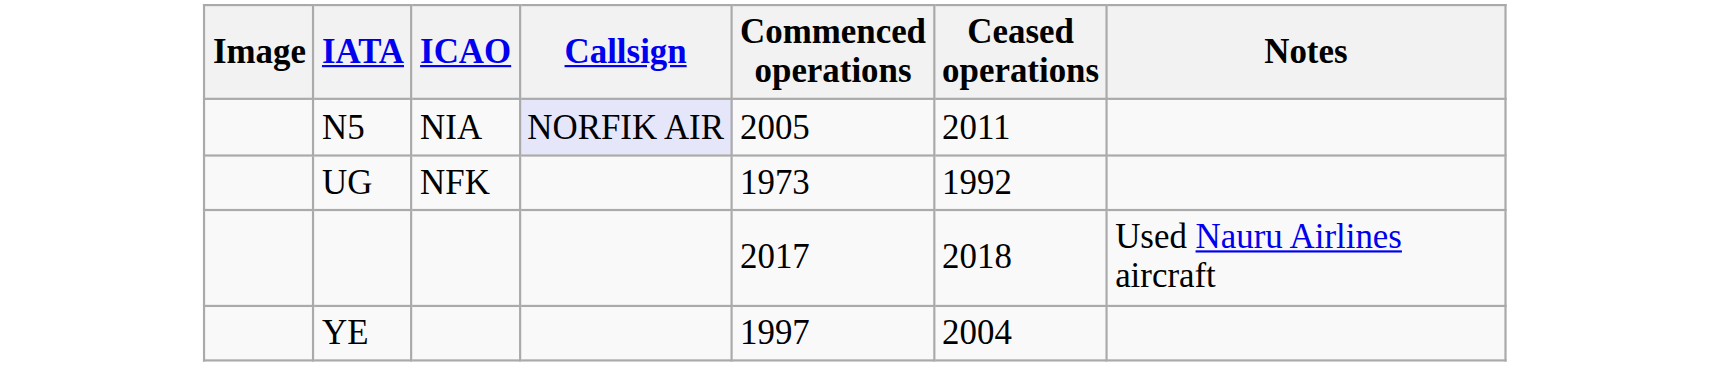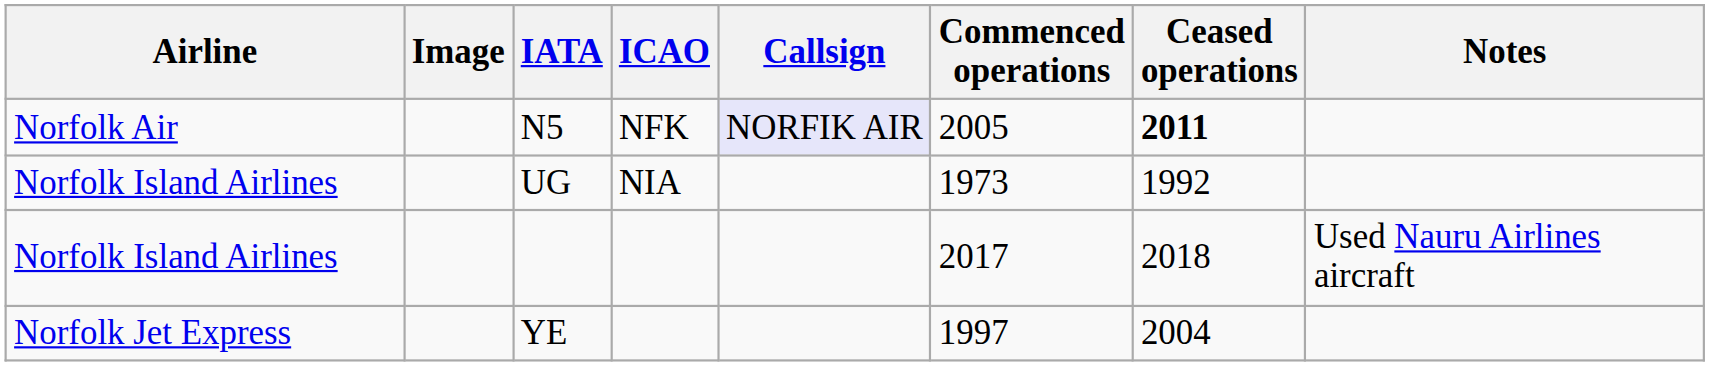+ column: (205, 51)
(451, 126) NIA -> (654, 126) NFK
(976, 126) normal -> (1175, 126) bold
(455, 182) NFK -> (650, 182) NIA
